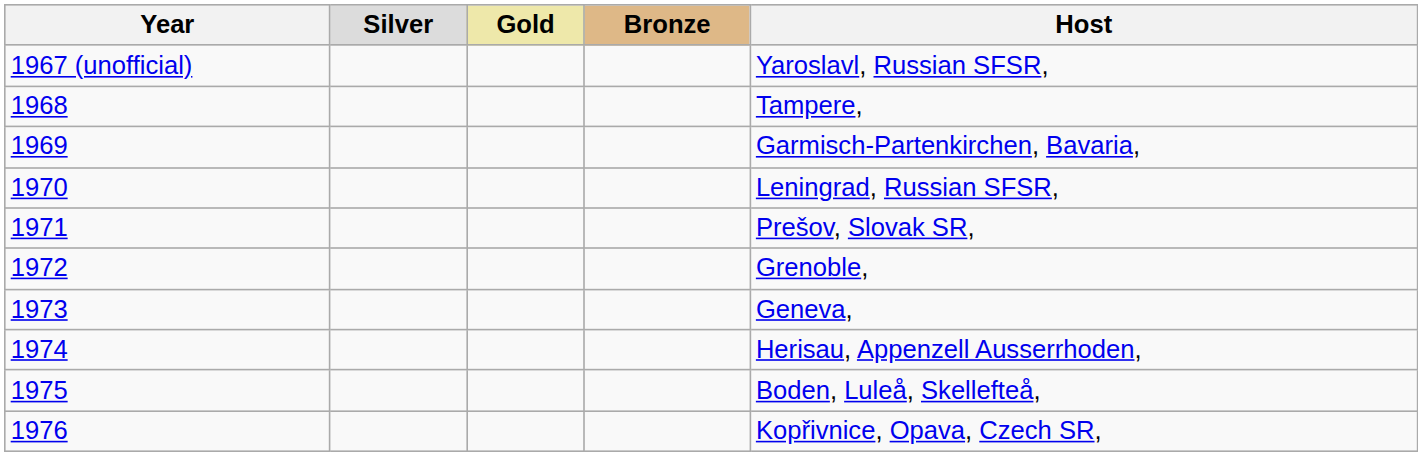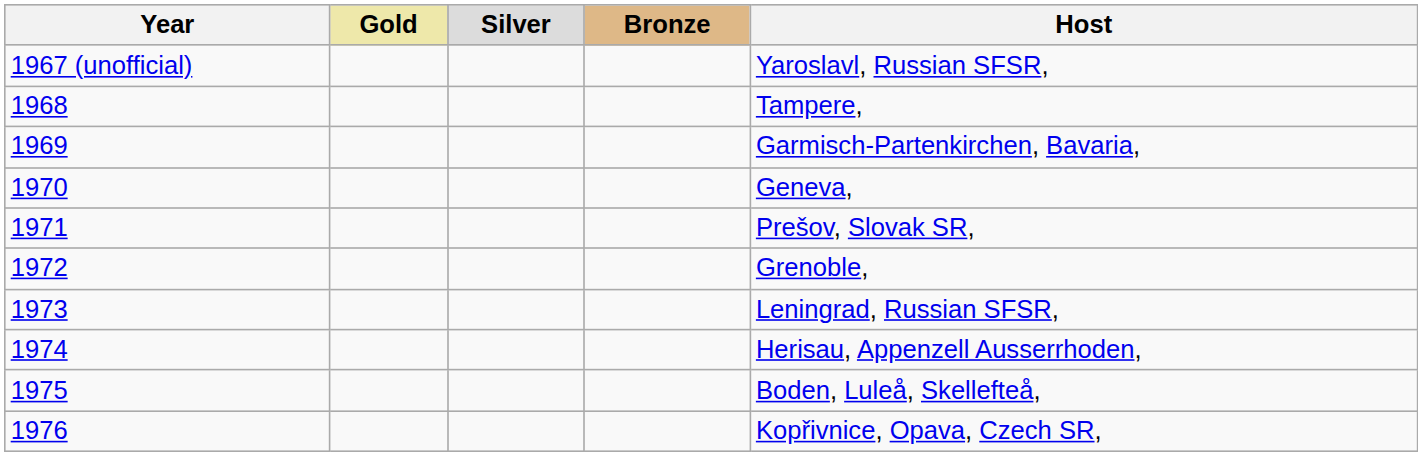columns swapped: (526, 24) <-> (398, 24)
(907, 187) Leningrad, Russian SFSR, -> (804, 187) Geneva,
(804, 308) Geneva, -> (907, 308) Leningrad, Russian SFSR,
